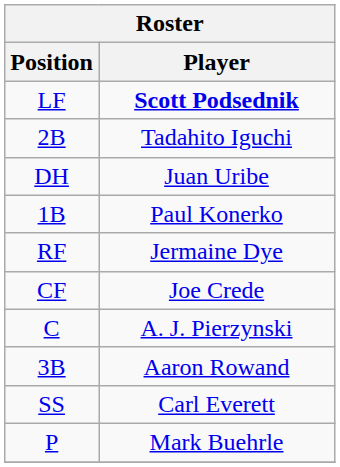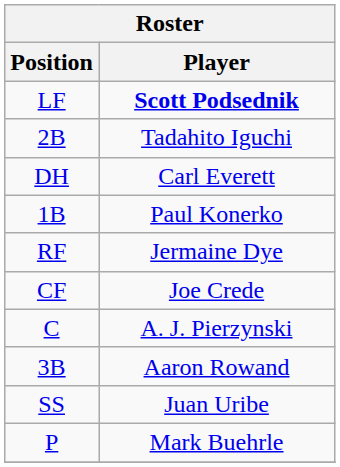(217, 175) Juan Uribe -> (217, 175) Carl Everett
(217, 404) Carl Everett -> (217, 404) Juan Uribe
